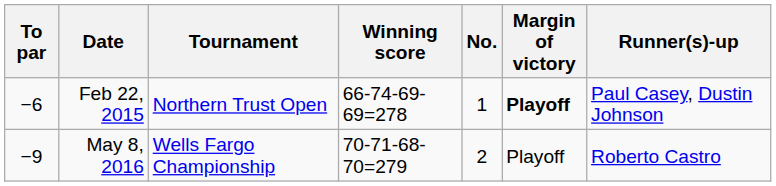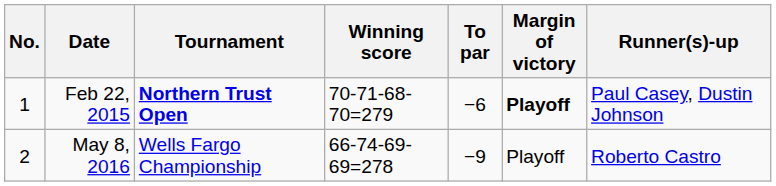columns swapped: (482, 41) <-> (31, 41)
(240, 104) normal -> (205, 104) bold
(384, 104) 66-74-69-69=278 -> (370, 104) 70-71-68-70=279
(384, 156) 70-71-68-70=279 -> (370, 156) 66-74-69-69=278
